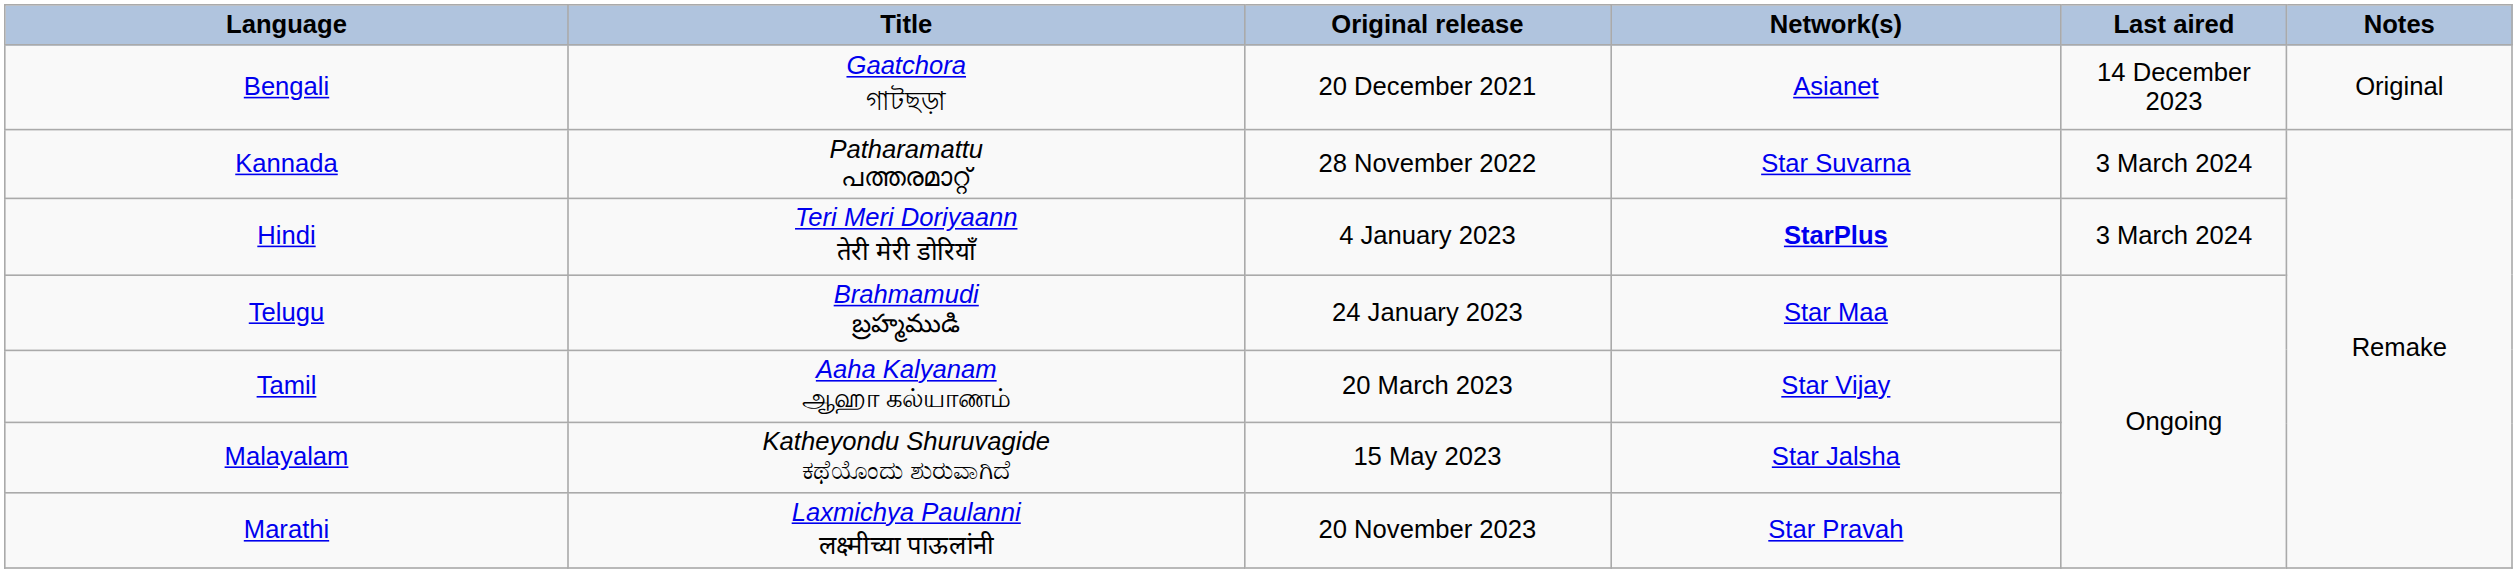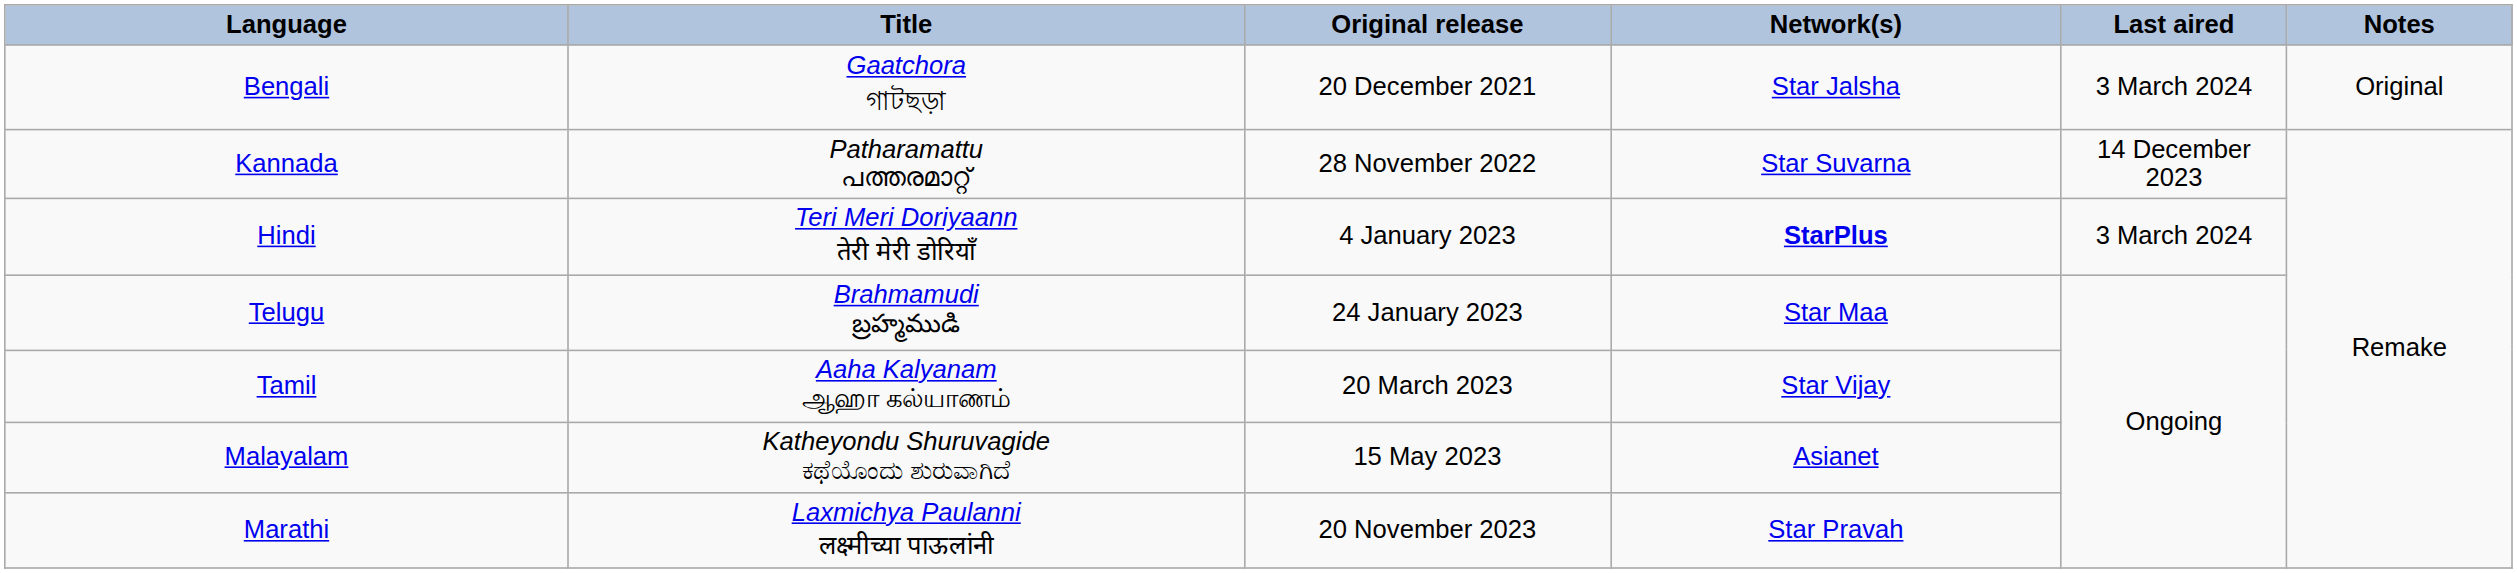(1836, 87) Asianet -> (1836, 87) Star Jalsha
(2174, 86) 14 December 2023 -> (2174, 86) 3 March 2024
(2174, 163) 3 March 2024 -> (2174, 163) 14 December 2023
(1836, 457) Star Jalsha -> (1836, 457) Asianet
